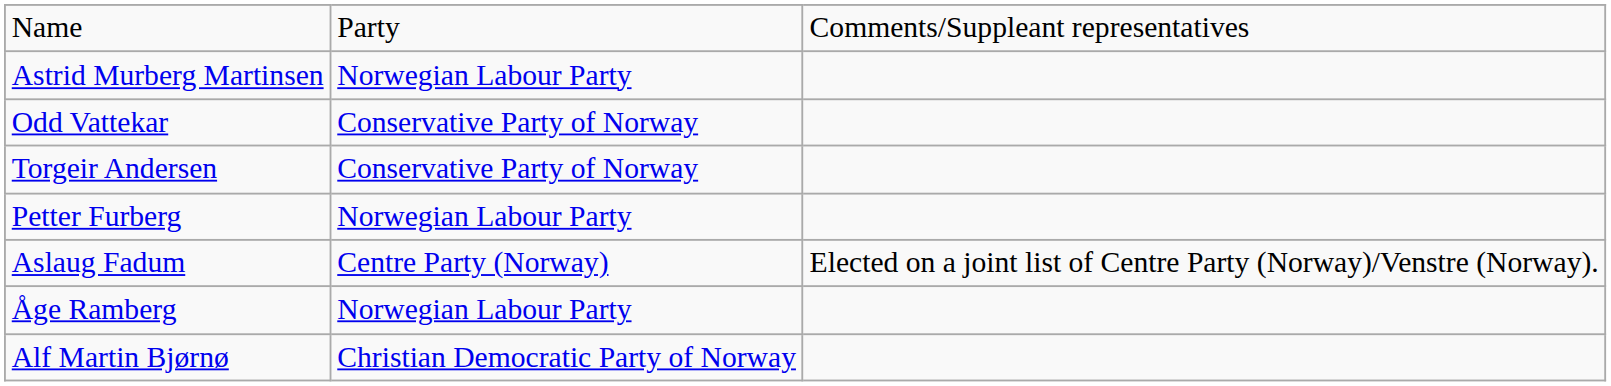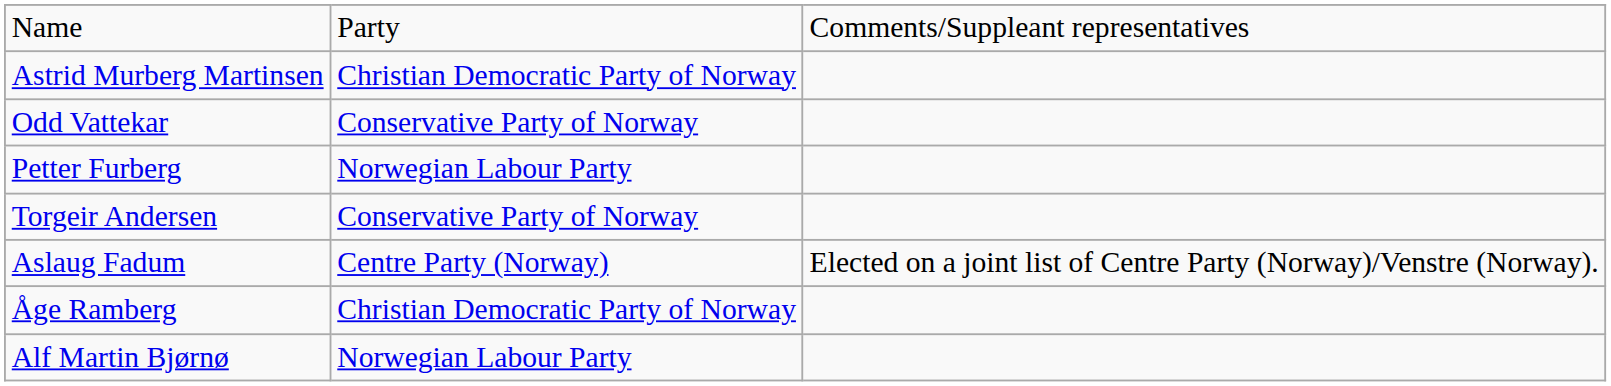(484, 74) Norwegian Labour Party -> (567, 74) Christian Democratic Party of Norway
rows swapped: (97, 215) <-> (114, 168)
(484, 309) Norwegian Labour Party -> (567, 309) Christian Democratic Party of Norway
(567, 356) Christian Democratic Party of Norway -> (484, 356) Norwegian Labour Party
